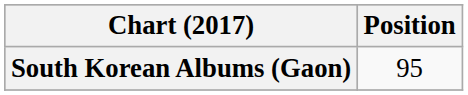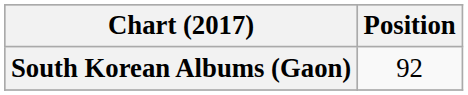(410, 68) 95 -> (410, 68) 92
